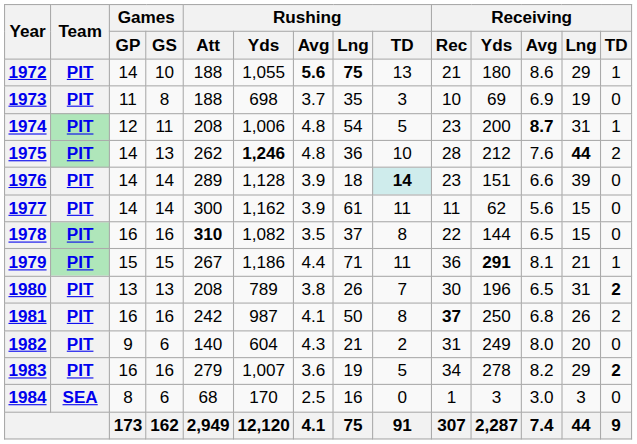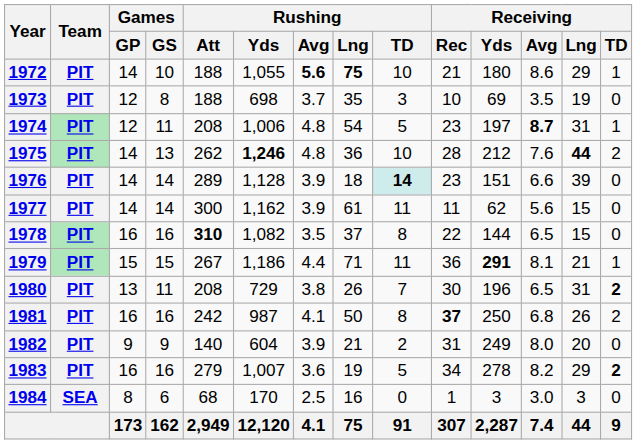(402, 72) 13 -> (402, 72) 10
(128, 99) 11 -> (128, 99) 12
(542, 99) 6.9 -> (542, 99) 3.5
(496, 126) 200 -> (496, 126) 197
(164, 289) 13 -> (164, 289) 11
(264, 289) 789 -> (264, 289) 729
(164, 343) 6 -> (164, 343) 9
(313, 343) 4.3 -> (313, 343) 3.9
